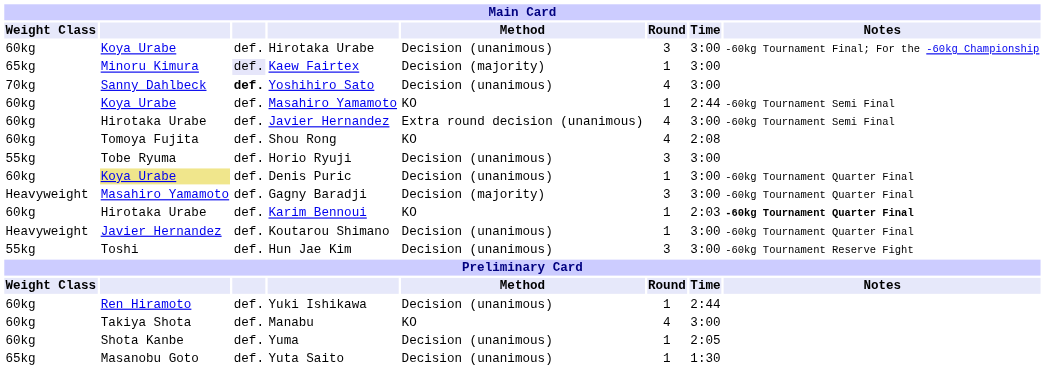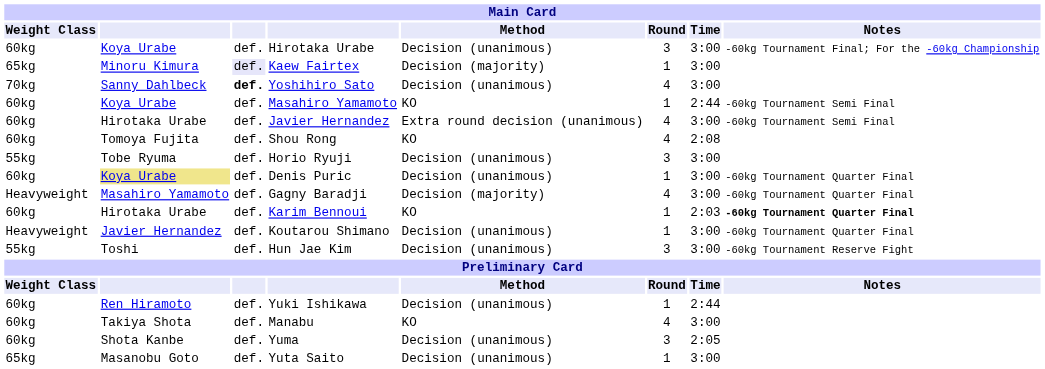(667, 195) 3 -> (667, 195) 4
(667, 341) 1 -> (667, 341) 3
(705, 359) 1:30 -> (705, 359) 3:00
